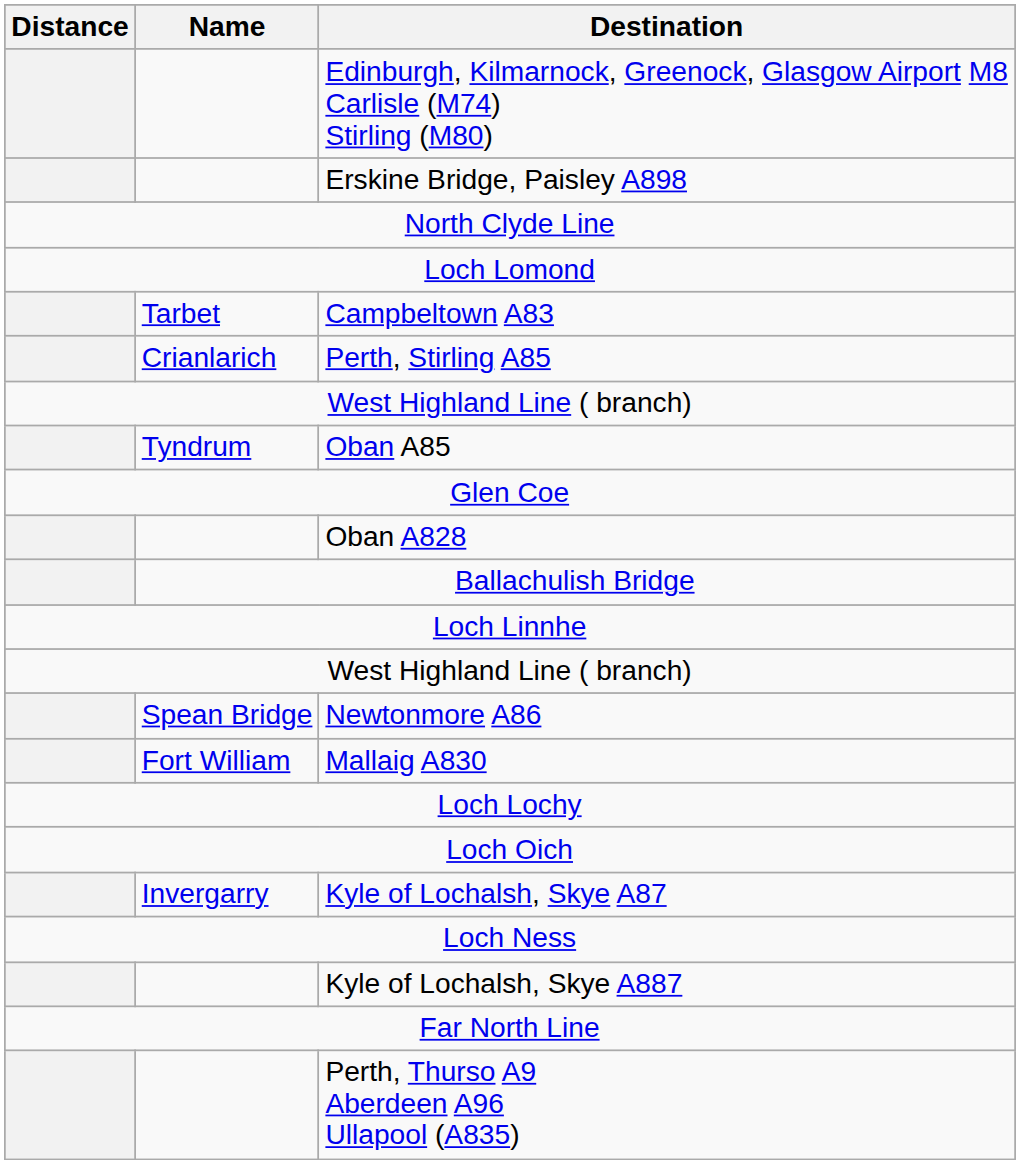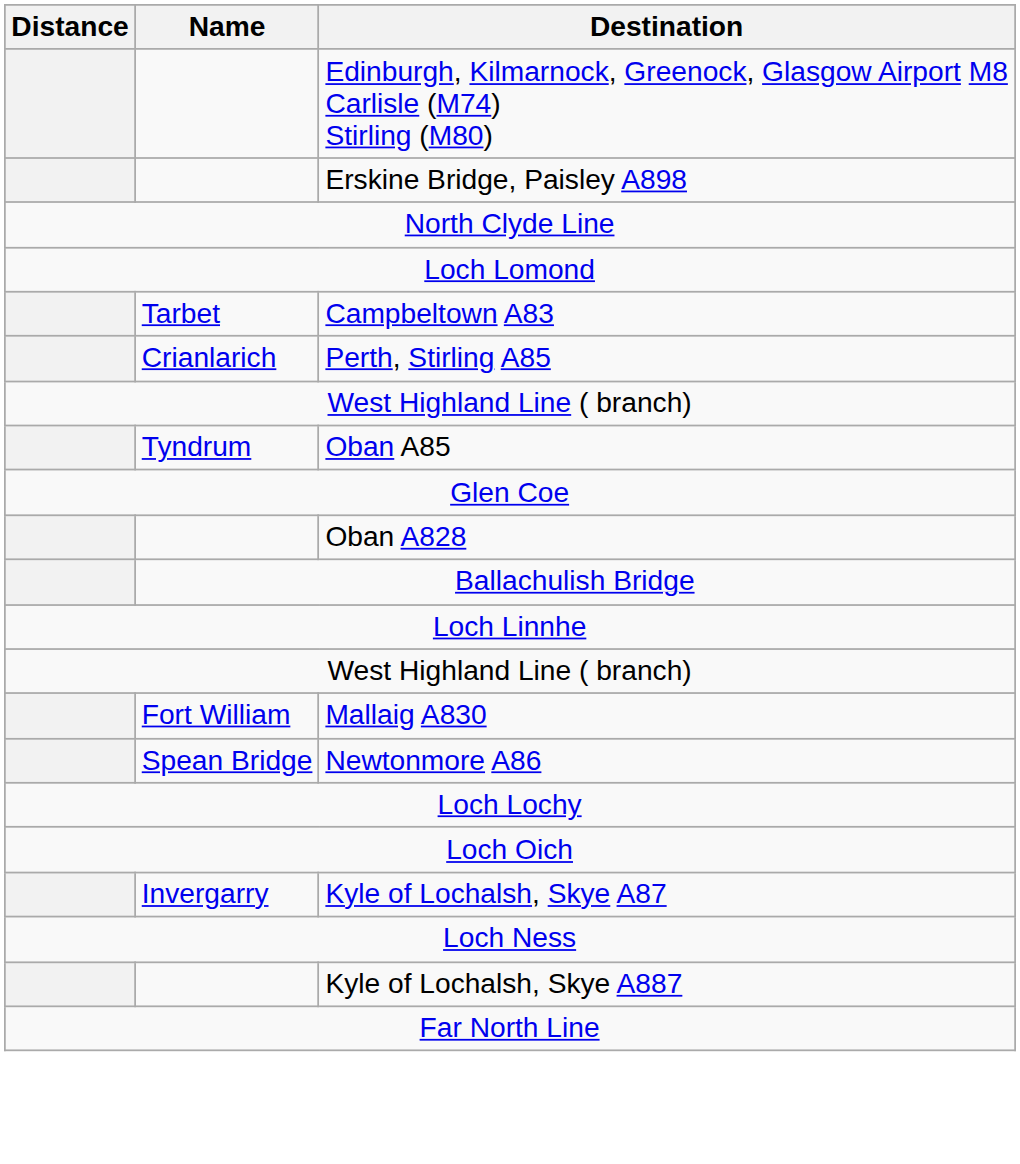rows swapped: (216, 760) <-> (227, 715)
- row: (227, 1105)
